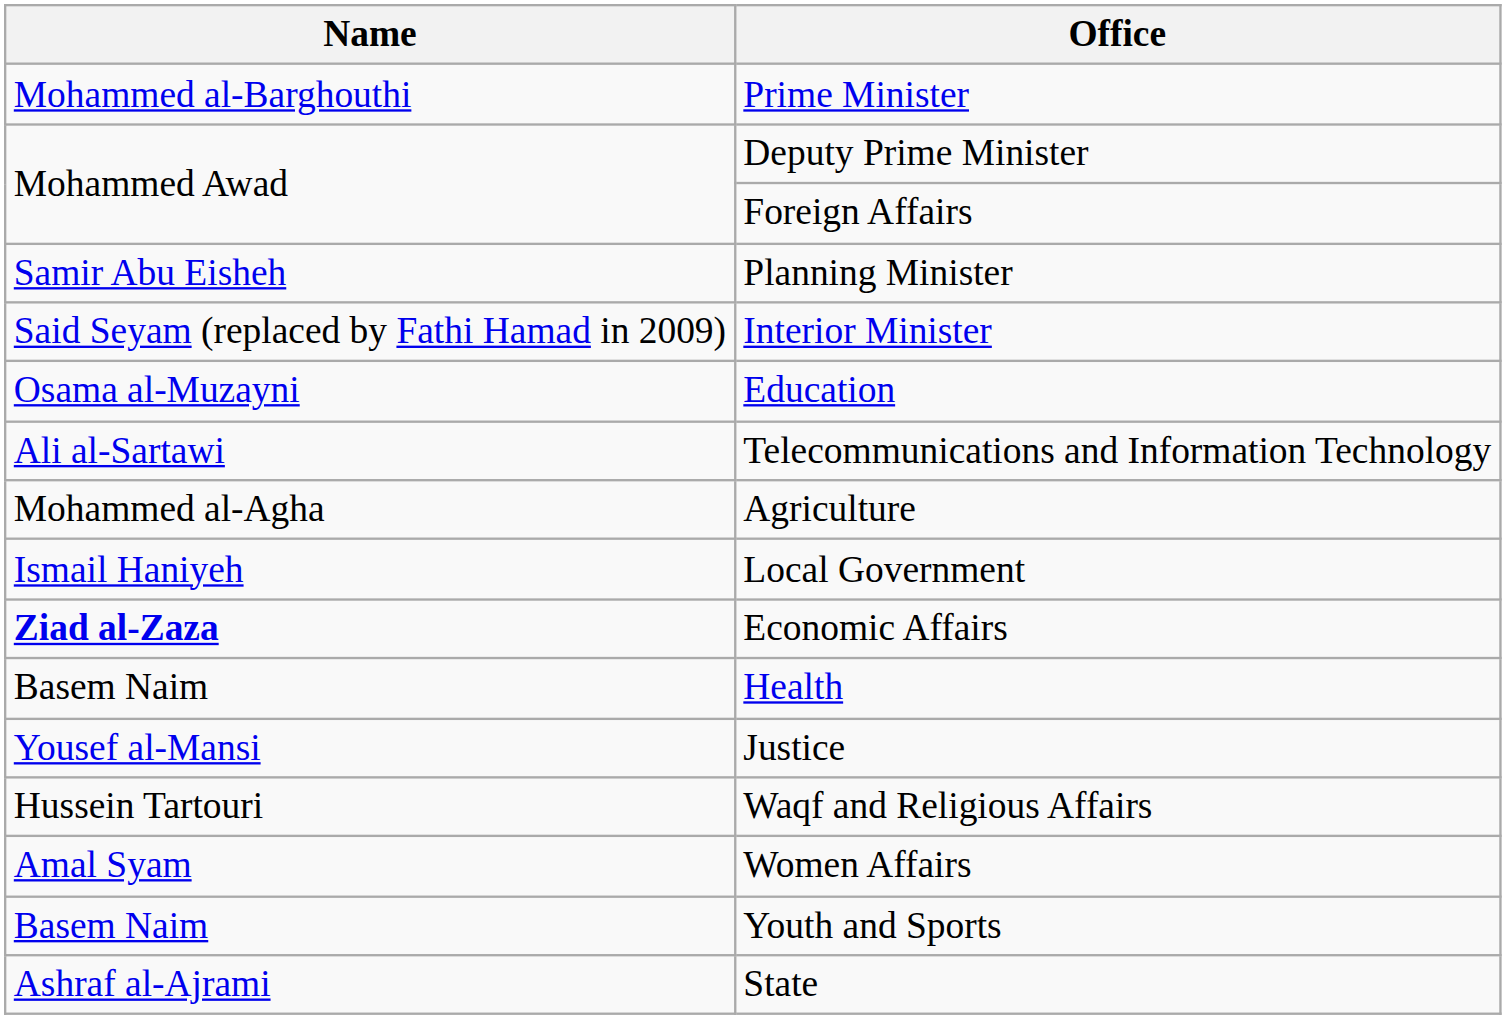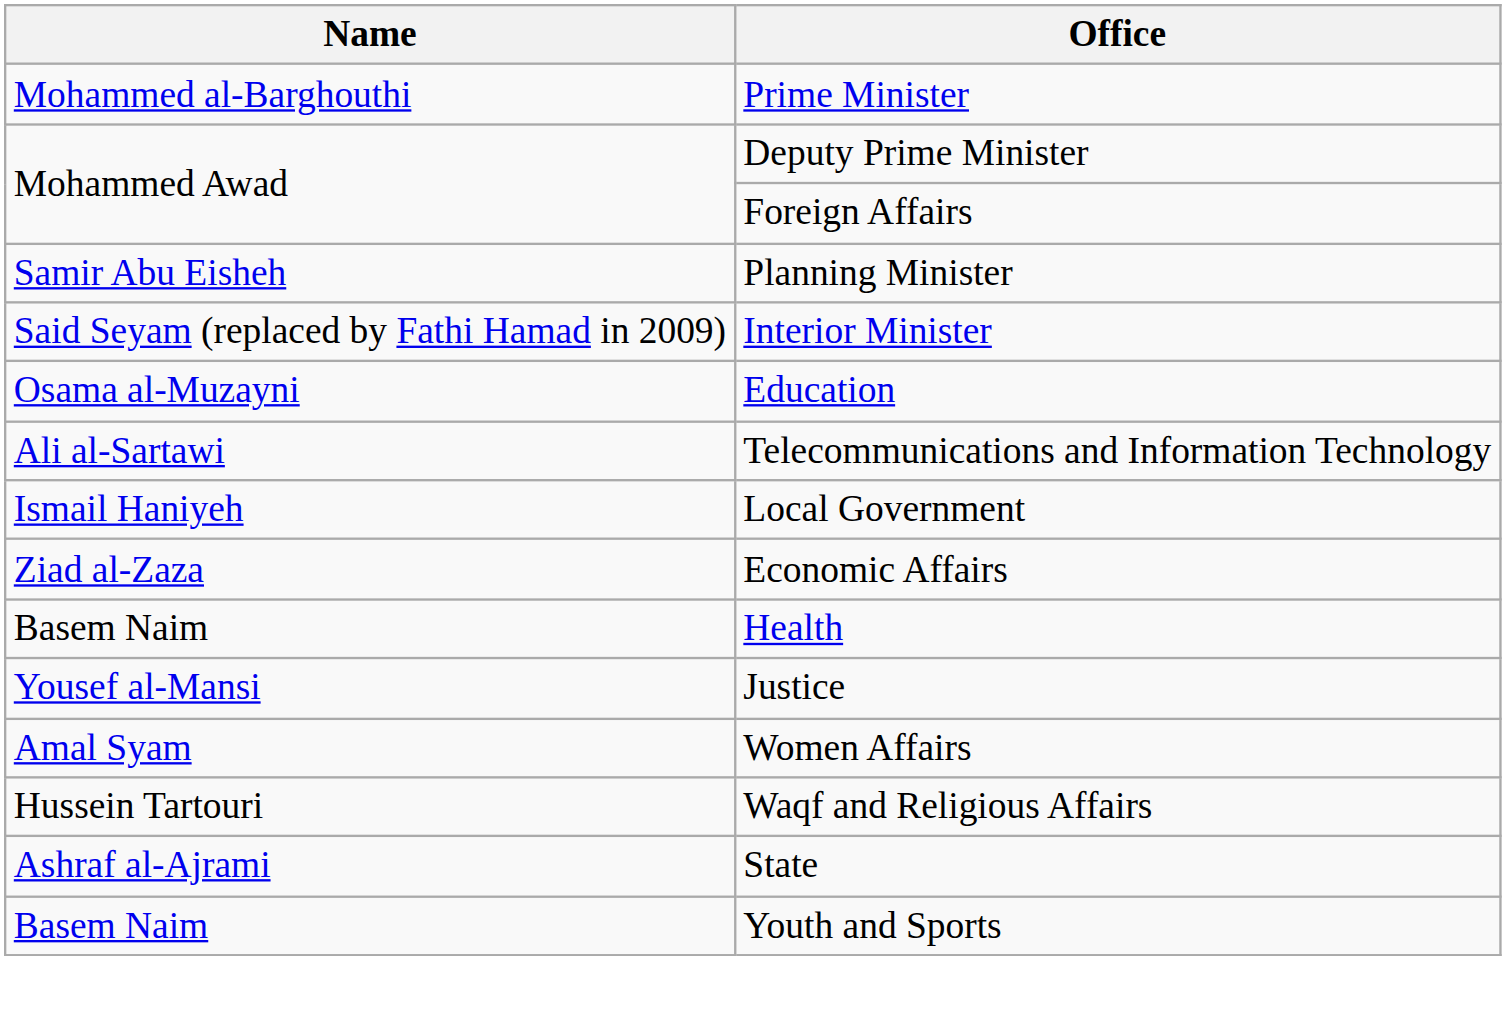- row: (830, 509)
(116, 627) bold -> (109, 568) normal
rows swapped: (948, 806) <-> (857, 865)
rows swapped: (781, 984) <-> (873, 924)
